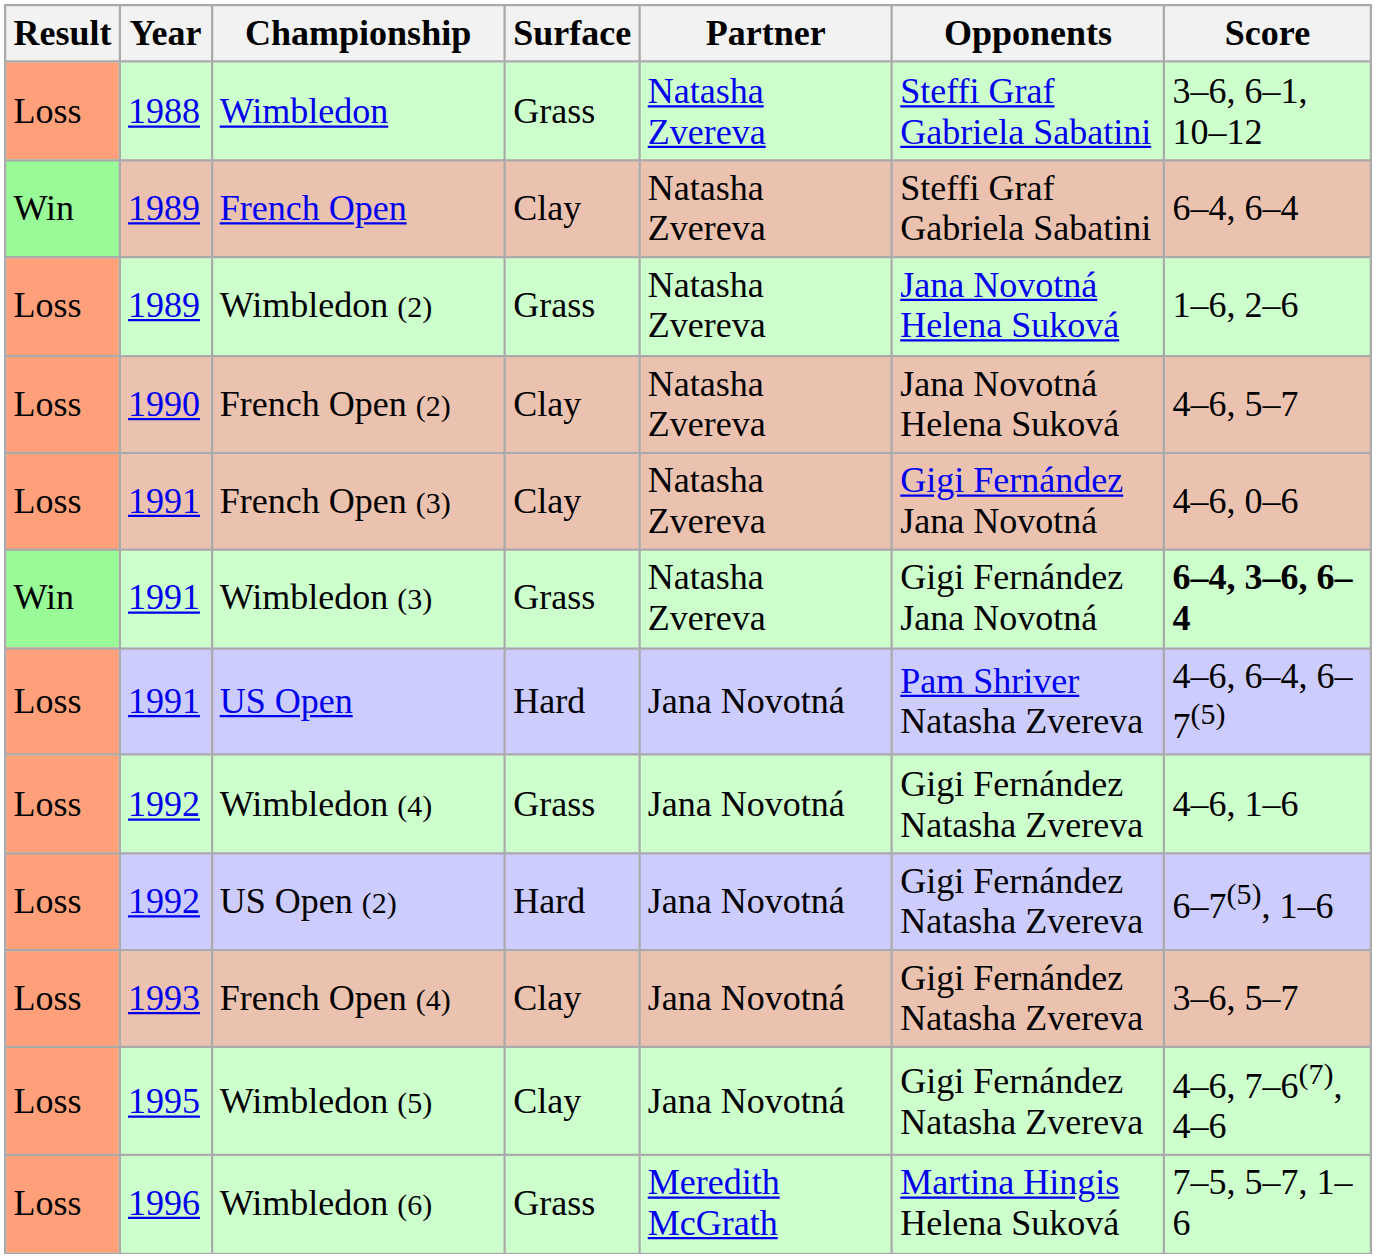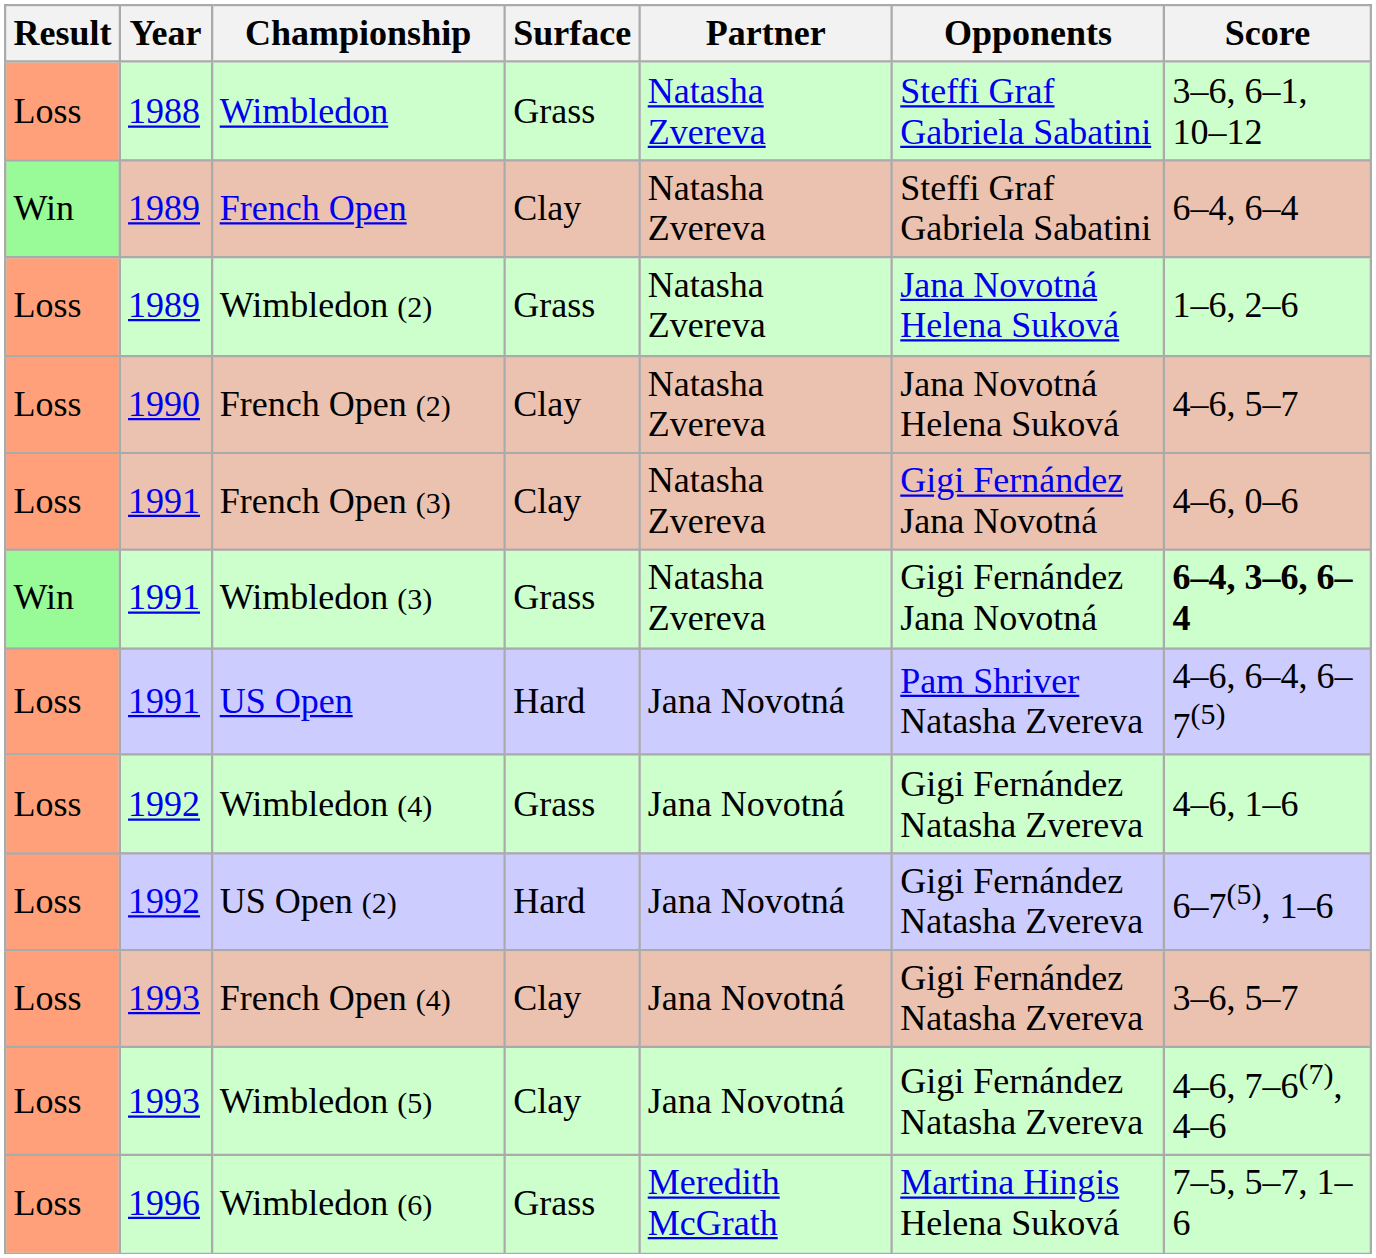(164, 1100) 1995 -> (164, 1100) 1993
